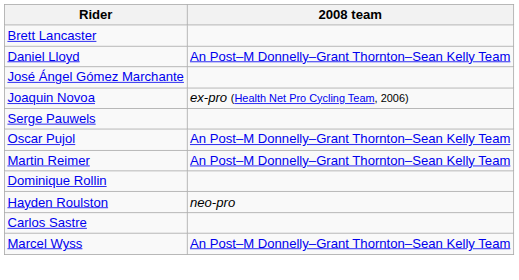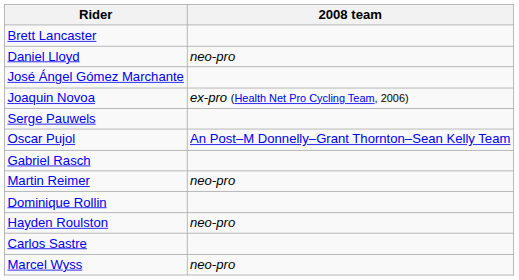(350, 56) An Post–M Donnelly–Grant Thornton–Sean Kelly Team -> (213, 56) neo-pro
+ row: (49, 160)
(350, 160) An Post–M Donnelly–Grant Thornton–Sean Kelly Team -> (213, 181) neo-pro
(350, 243) An Post–M Donnelly–Grant Thornton–Sean Kelly Team -> (213, 264) neo-pro
